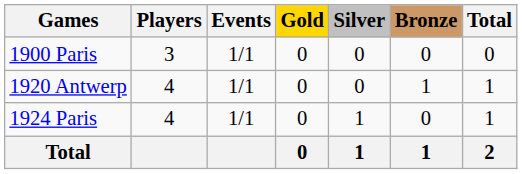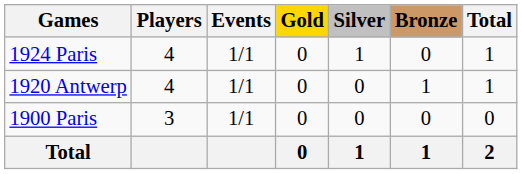rows swapped: (53, 53) <-> (53, 119)
